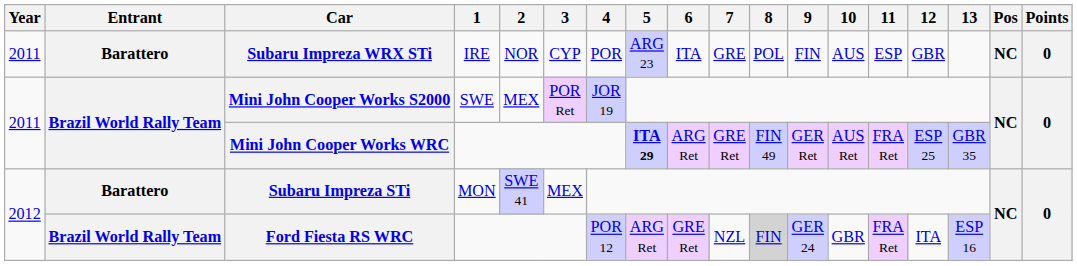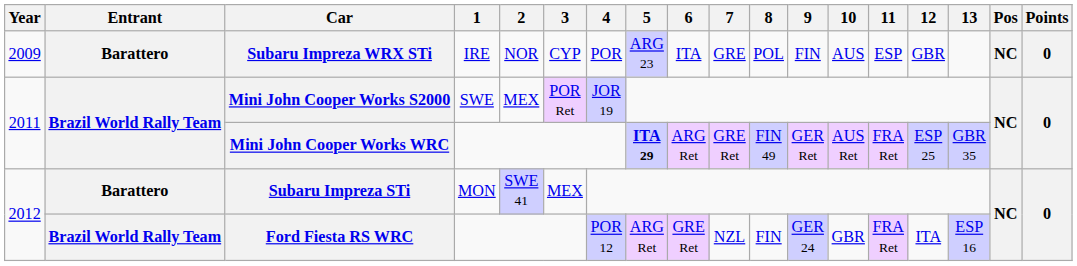(25, 53) 2011 -> (25, 53) 2009
(769, 236) lightgrey background -> (769, 236) no background
